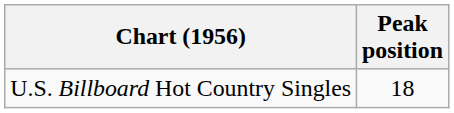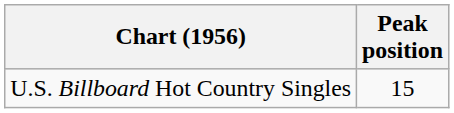(403, 88) 18 -> (403, 88) 15
